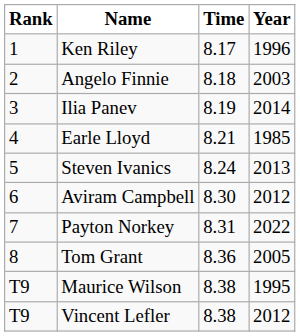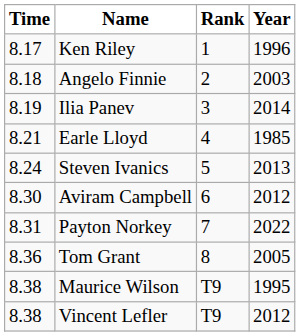columns swapped: (31, 19) <-> (224, 19)
